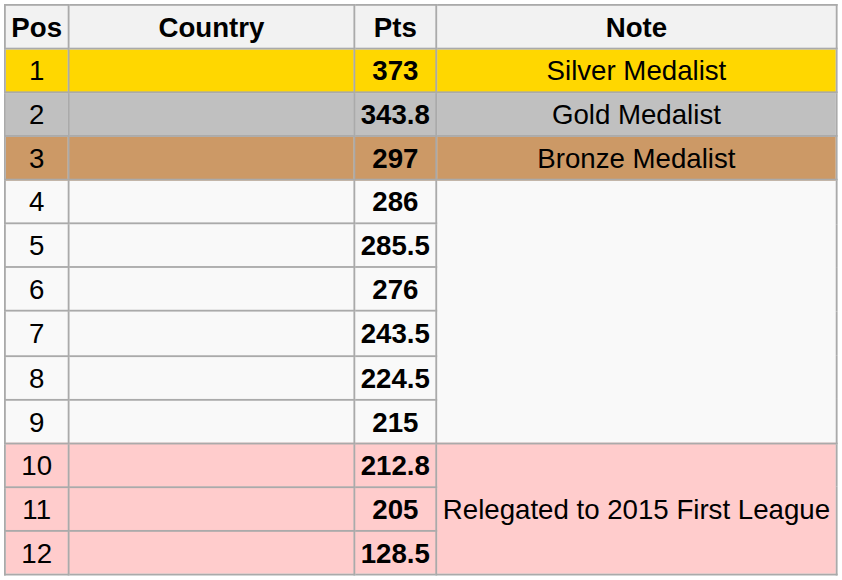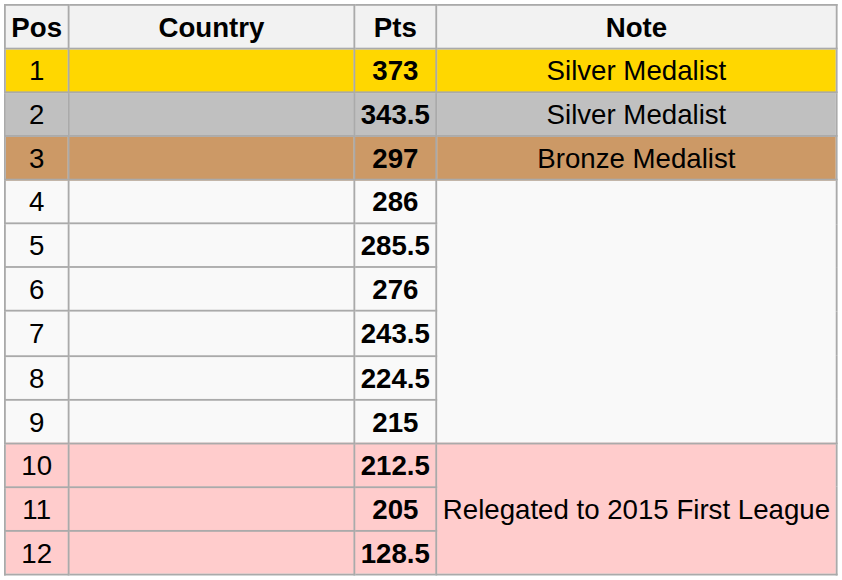(395, 115) 343.8 -> (395, 115) 343.5
(636, 115) Gold Medalist -> (636, 115) Silver Medalist
(395, 465) 212.8 -> (395, 465) 212.5
